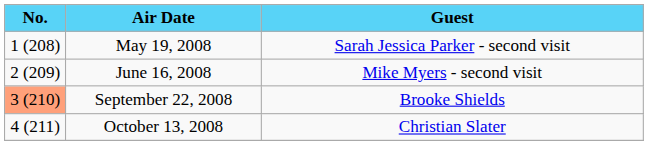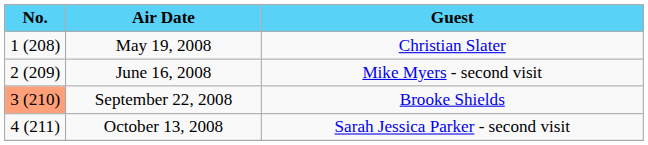(452, 45) Sarah Jessica Parker - second visit -> (452, 45) Christian Slater
(452, 126) Christian Slater -> (452, 126) Sarah Jessica Parker - second visit
